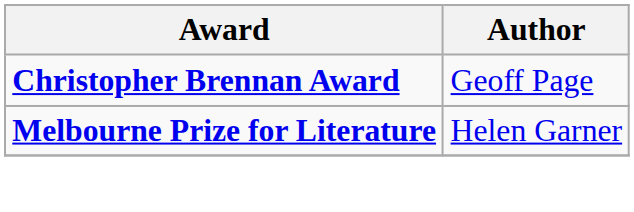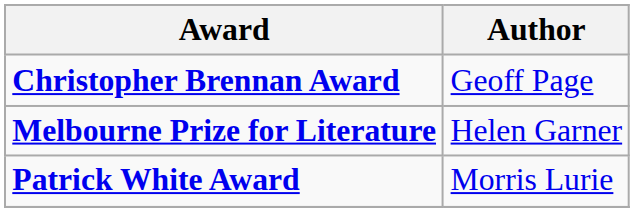+ row: (156, 180)
